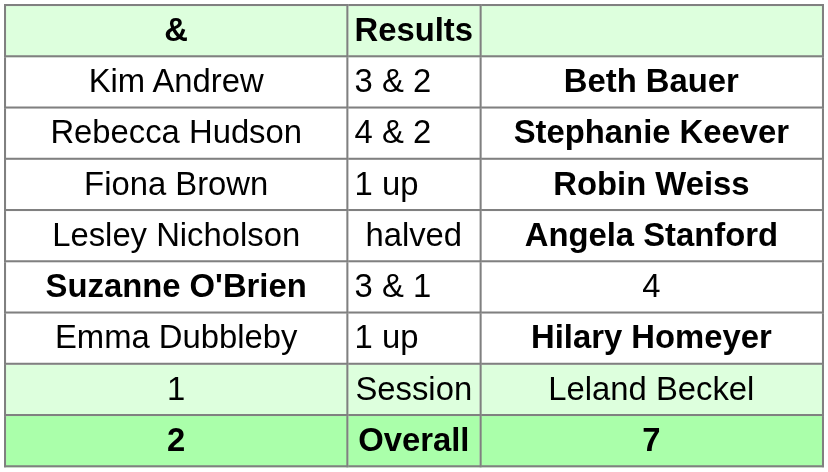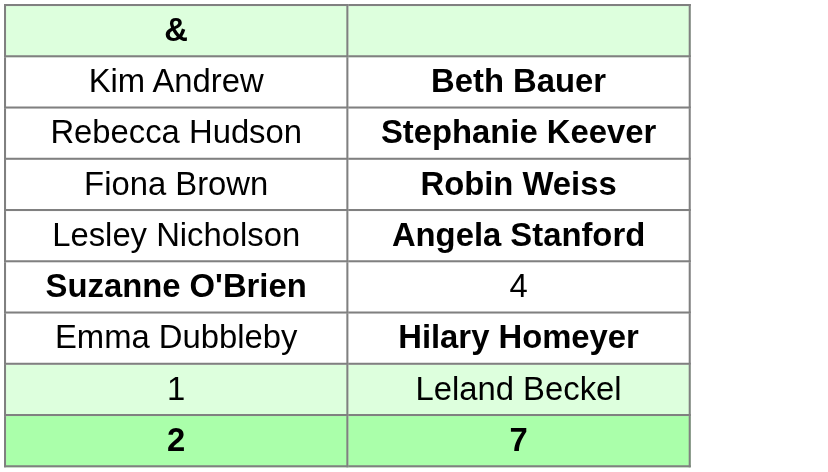- column: (414, 30)
